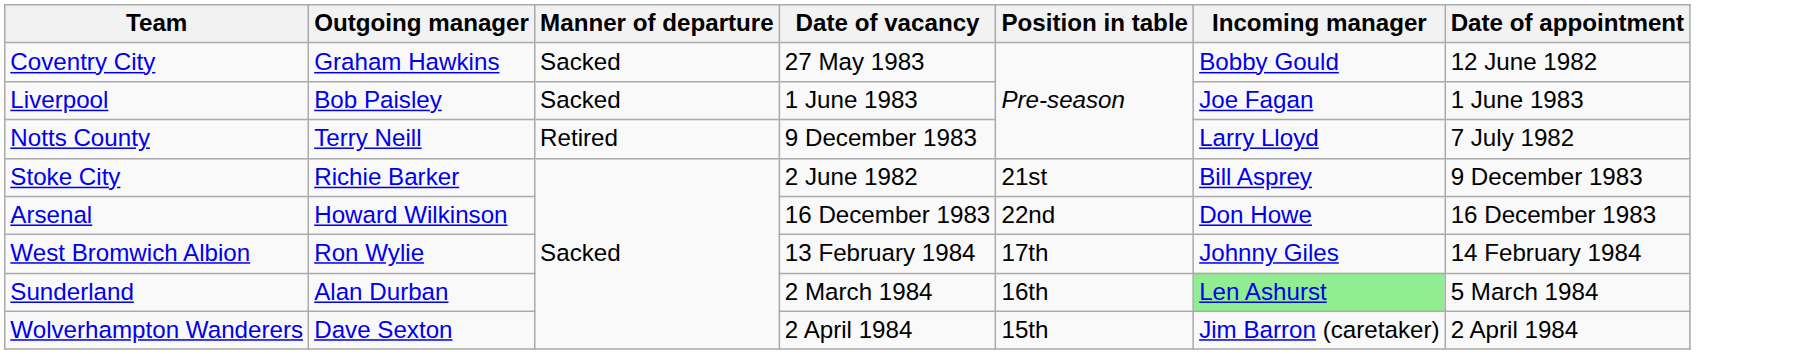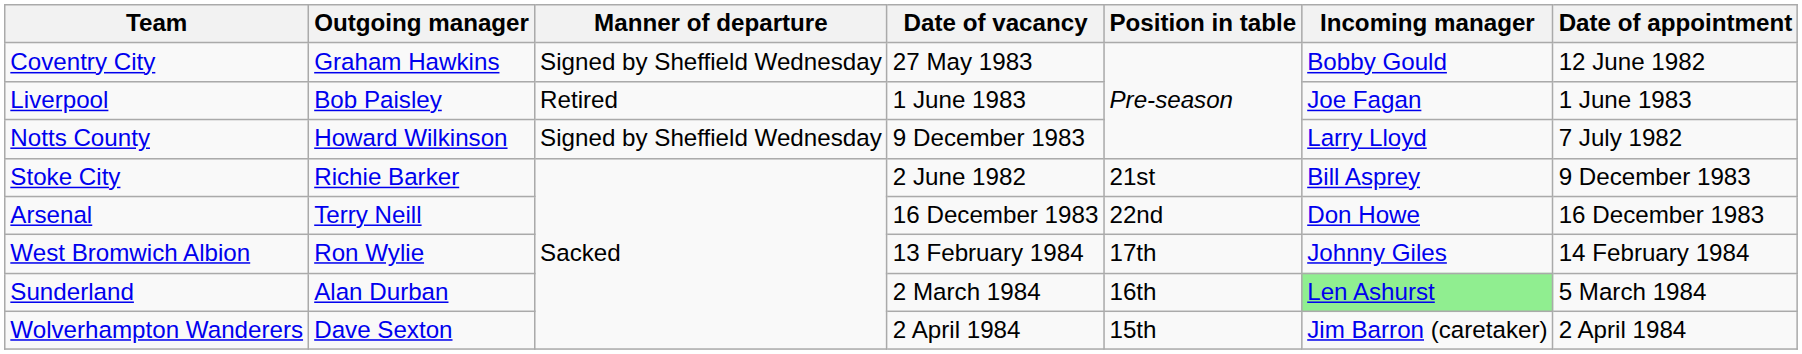(580, 61) Sacked -> (711, 61) Signed by Sheffield Wednesday
(580, 100) Sacked -> (579, 100) Retired
(368, 138) Terry Neill -> (411, 138) Howard Wilkinson
(579, 138) Retired -> (711, 138) Signed by Sheffield Wednesday
(411, 215) Howard Wilkinson -> (368, 215) Terry Neill
